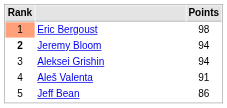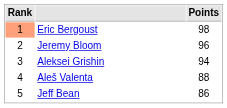(20, 46) bold -> (20, 46) normal
(204, 46) 94 -> (204, 46) 96
(204, 78) 91 -> (204, 78) 88
